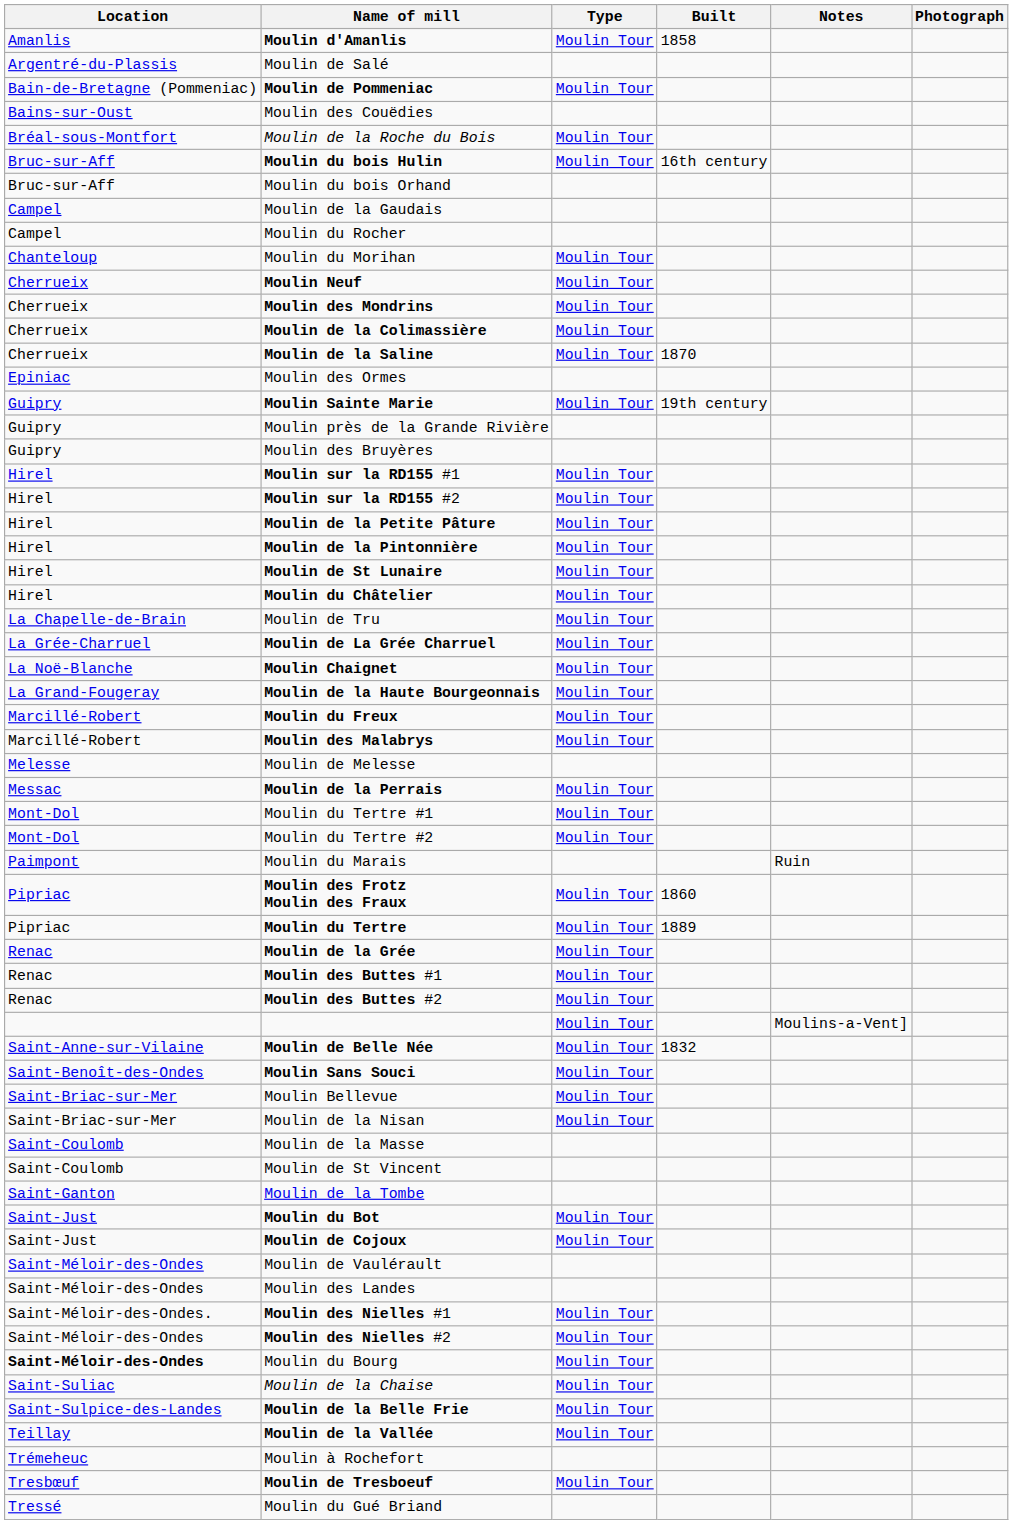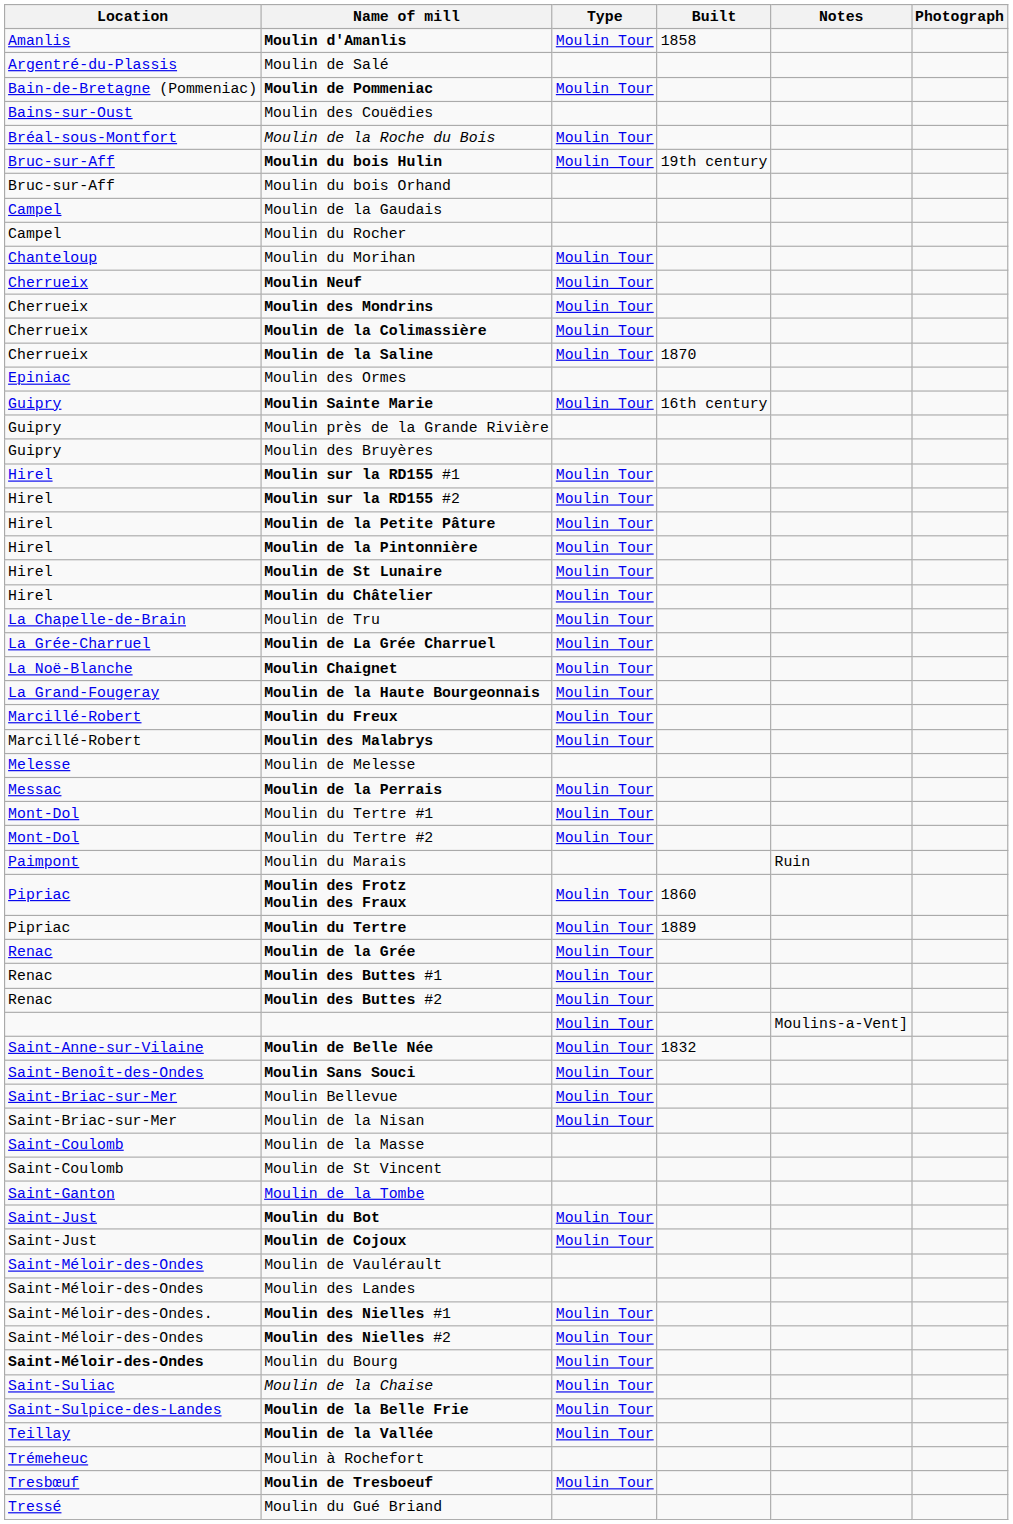(714, 162) 16th century -> (714, 162) 19th century
(714, 403) 19th century -> (714, 403) 16th century
